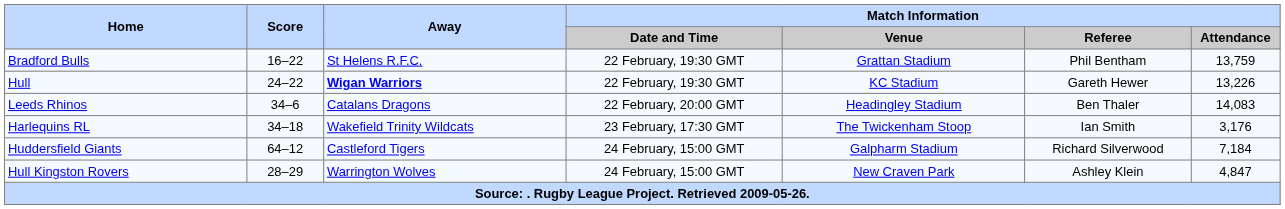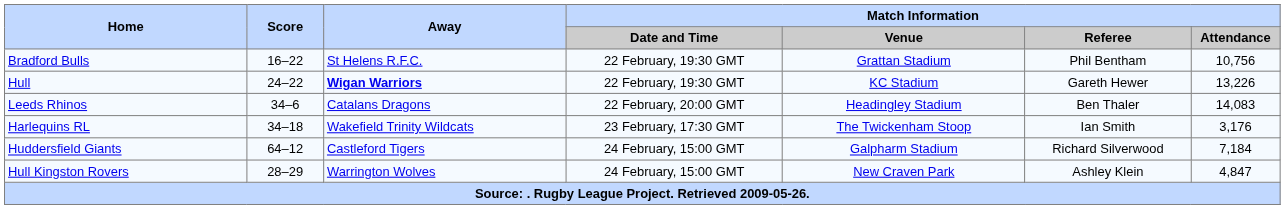(1235, 60) 13,759 -> (1235, 60) 10,756
